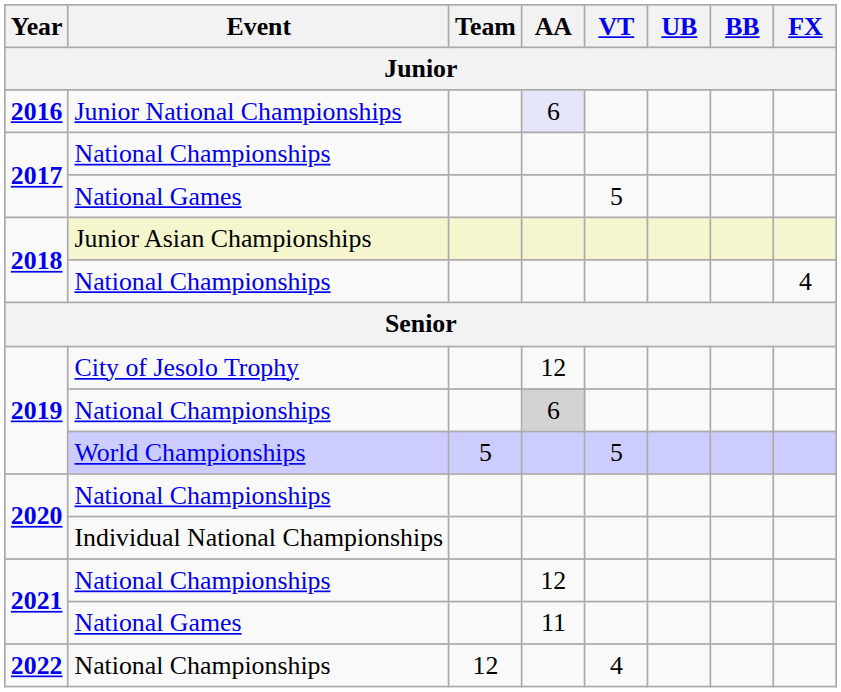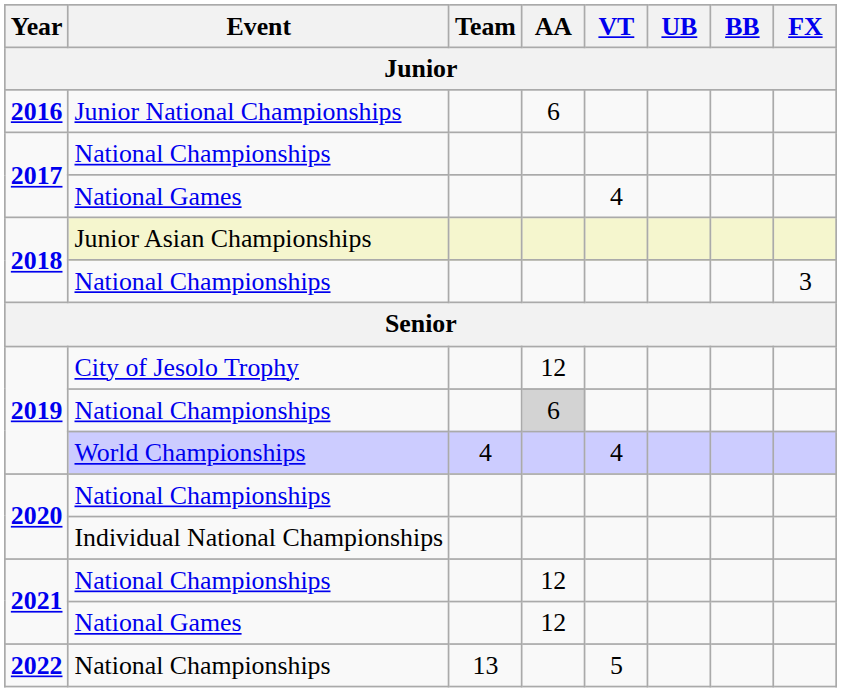(553, 111) lavender background -> (553, 111) no background
(616, 196) 5 -> (616, 196) 4
(805, 281) 4 -> (805, 281) 3
(485, 452) 5 -> (485, 452) 4
(616, 452) 5 -> (616, 452) 4
(553, 622) 11 -> (553, 622) 12
(485, 665) 12 -> (485, 665) 13
(616, 665) 4 -> (616, 665) 5
